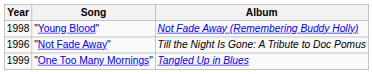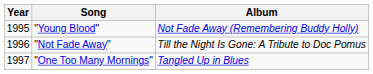(18, 28) 1998 -> (18, 28) 1995
(18, 61) 1999 -> (18, 61) 1997
